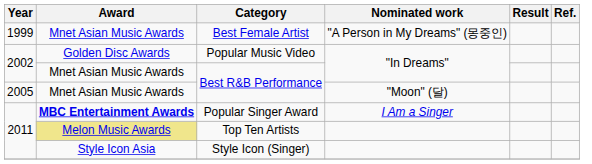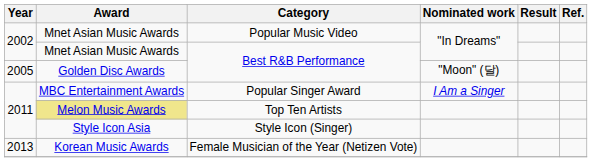- row: (20, 33)
(117, 53) Golden Disc Awards -> (112, 32) Mnet Asian Music Awards
(117, 92) Mnet Asian Music Awards -> (111, 71) Golden Disc Awards
(117, 112) bold -> (112, 91) normal
+ row: (20, 147)
